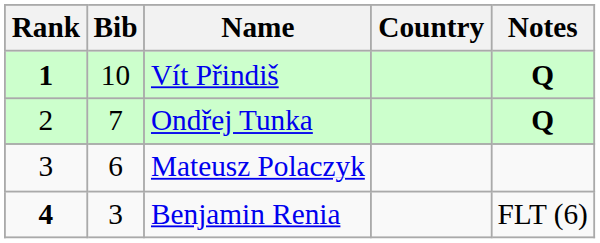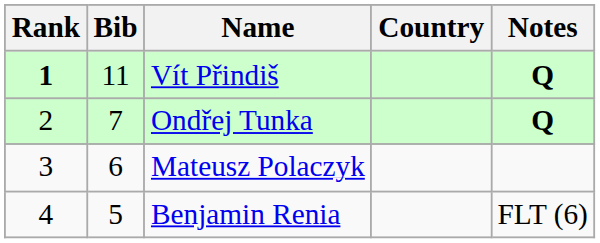(115, 74) 10 -> (115, 74) 11
(46, 213) bold -> (46, 213) normal
(115, 213) 3 -> (115, 213) 5
